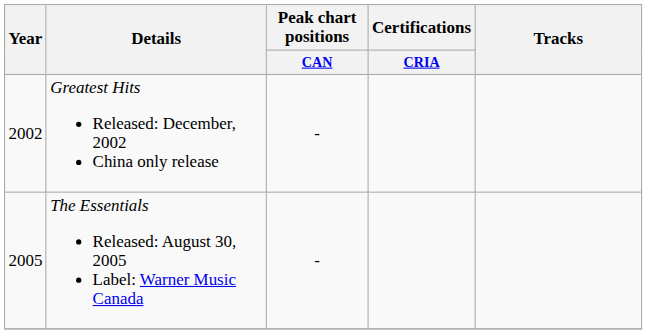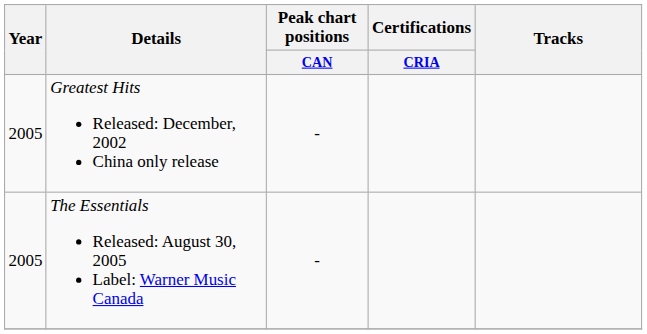(25, 133) 2002 -> (25, 133) 2005
